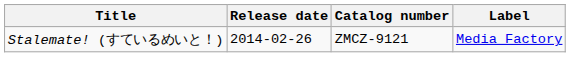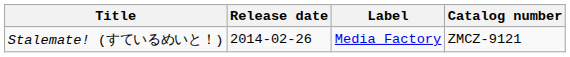columns swapped: (509, 16) <-> (392, 16)
